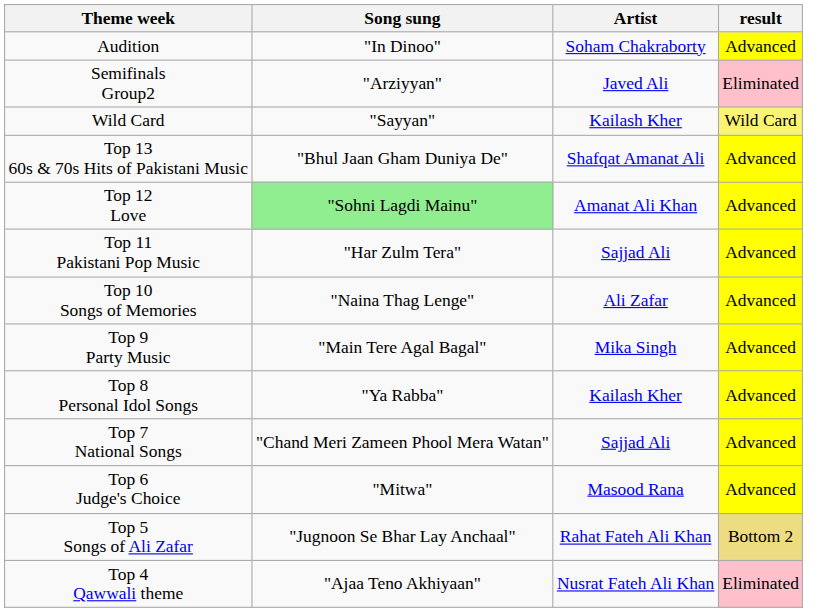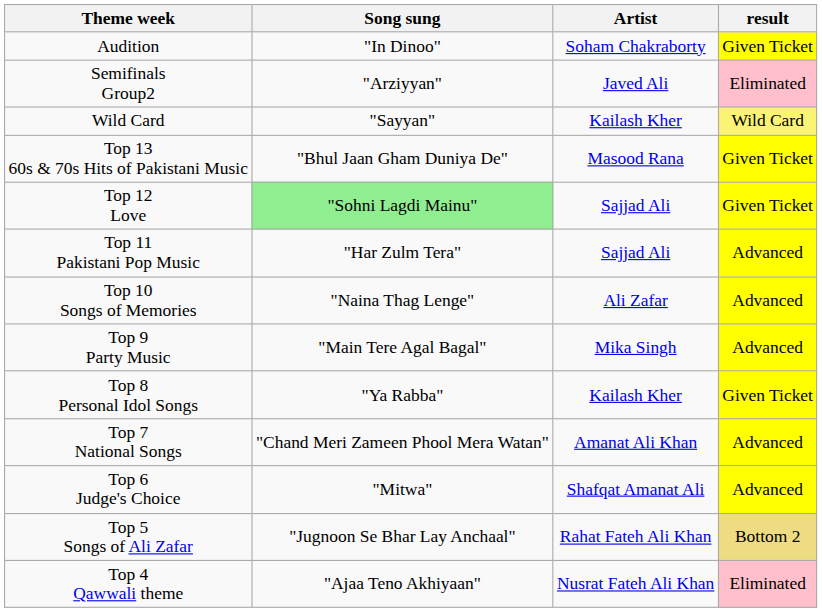(761, 45) Advanced -> (768, 45) Given Ticket
(636, 158) Shafqat Amanat Ali -> (636, 158) Masood Rana
(761, 158) Advanced -> (768, 158) Given Ticket
(636, 205) Amanat Ali Khan -> (636, 205) Sajjad Ali
(761, 205) Advanced -> (768, 205) Given Ticket
(761, 394) Advanced -> (768, 394) Given Ticket
(636, 442) Sajjad Ali -> (636, 442) Amanat Ali Khan
(636, 489) Masood Rana -> (636, 489) Shafqat Amanat Ali
